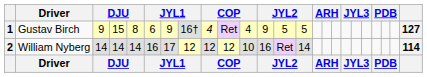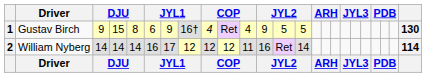(411, 29) 127 -> (410, 29) 130
(248, 46) 10 -> (248, 46) 11
